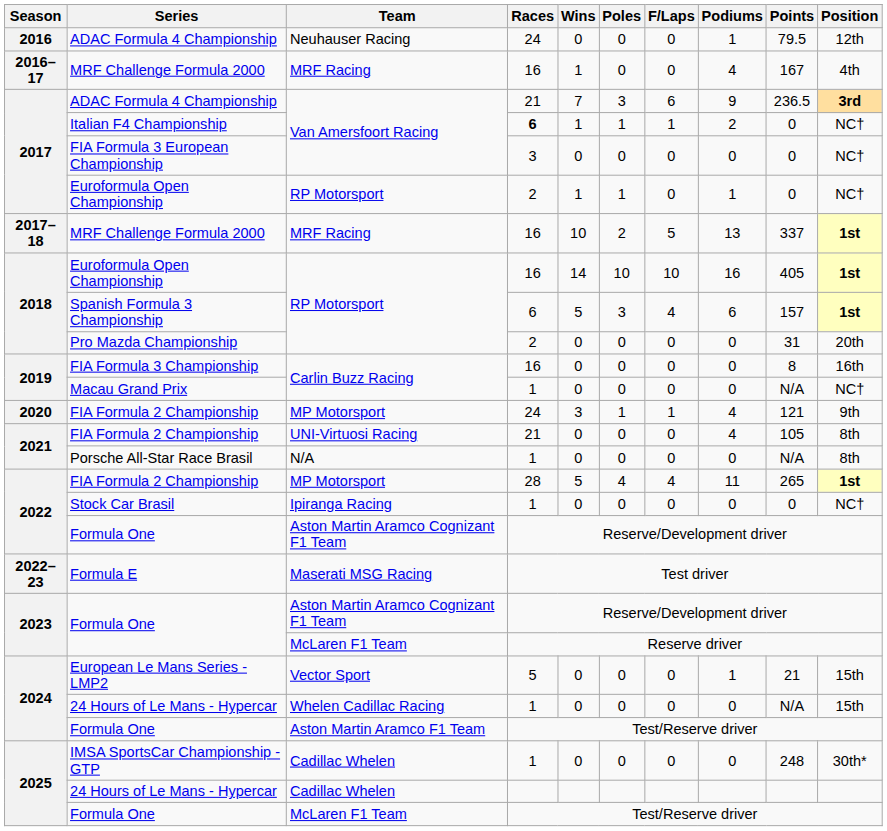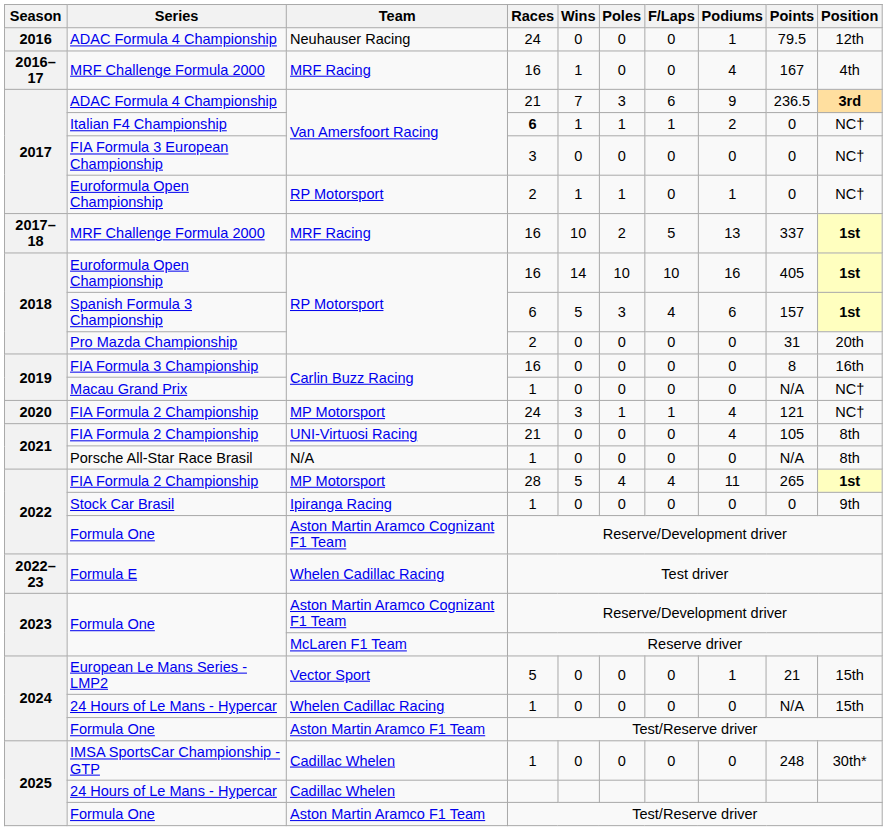(850, 412) 9th -> (850, 412) NC†
(850, 504) NC† -> (850, 504) 9th
(361, 574) Maserati MSG Racing -> (367, 574) Whelen Cadillac Racing
(348, 815) McLaren F1 Team -> (388, 815) Aston Martin Aramco F1 Team
